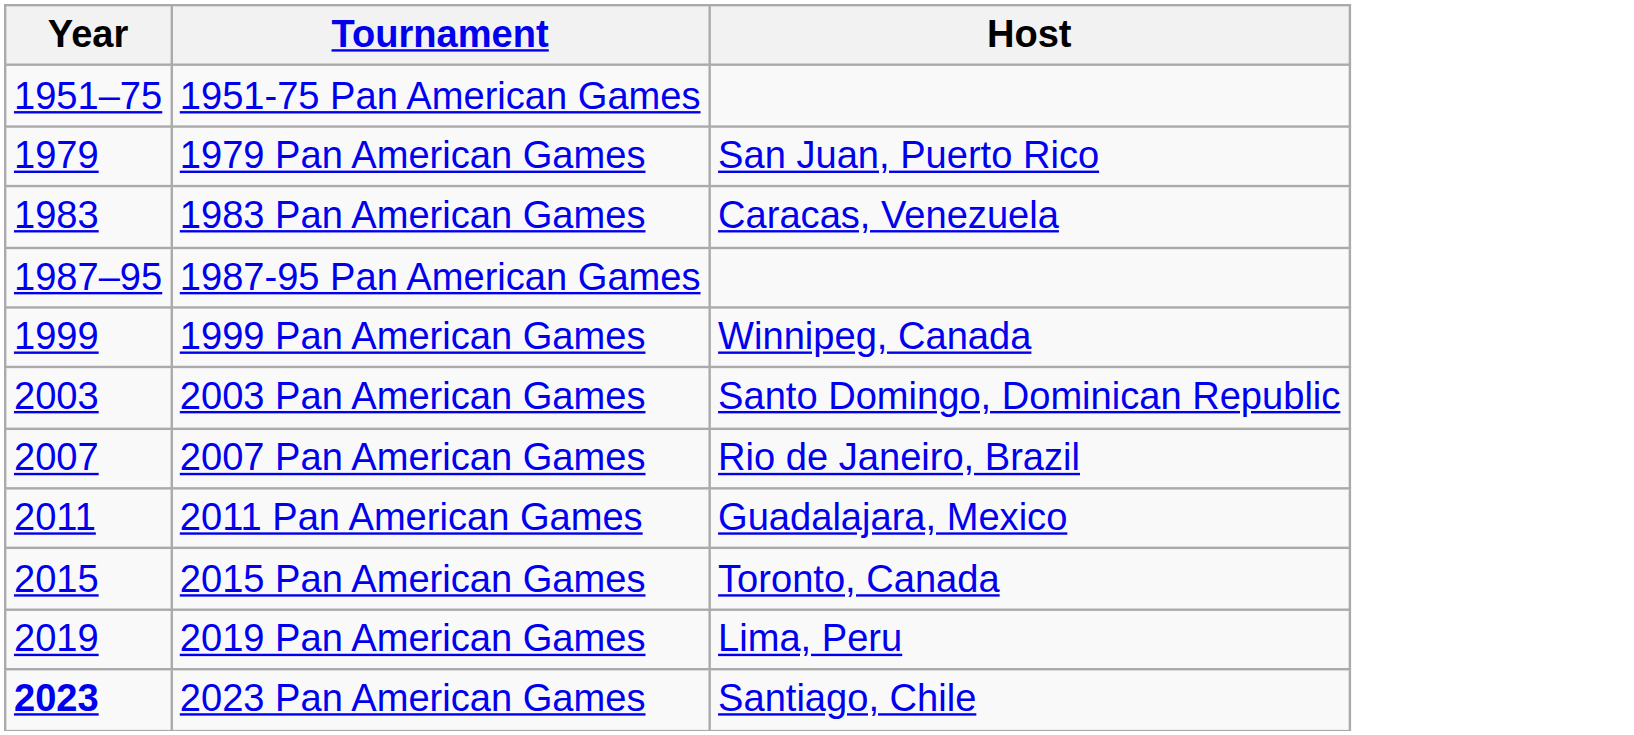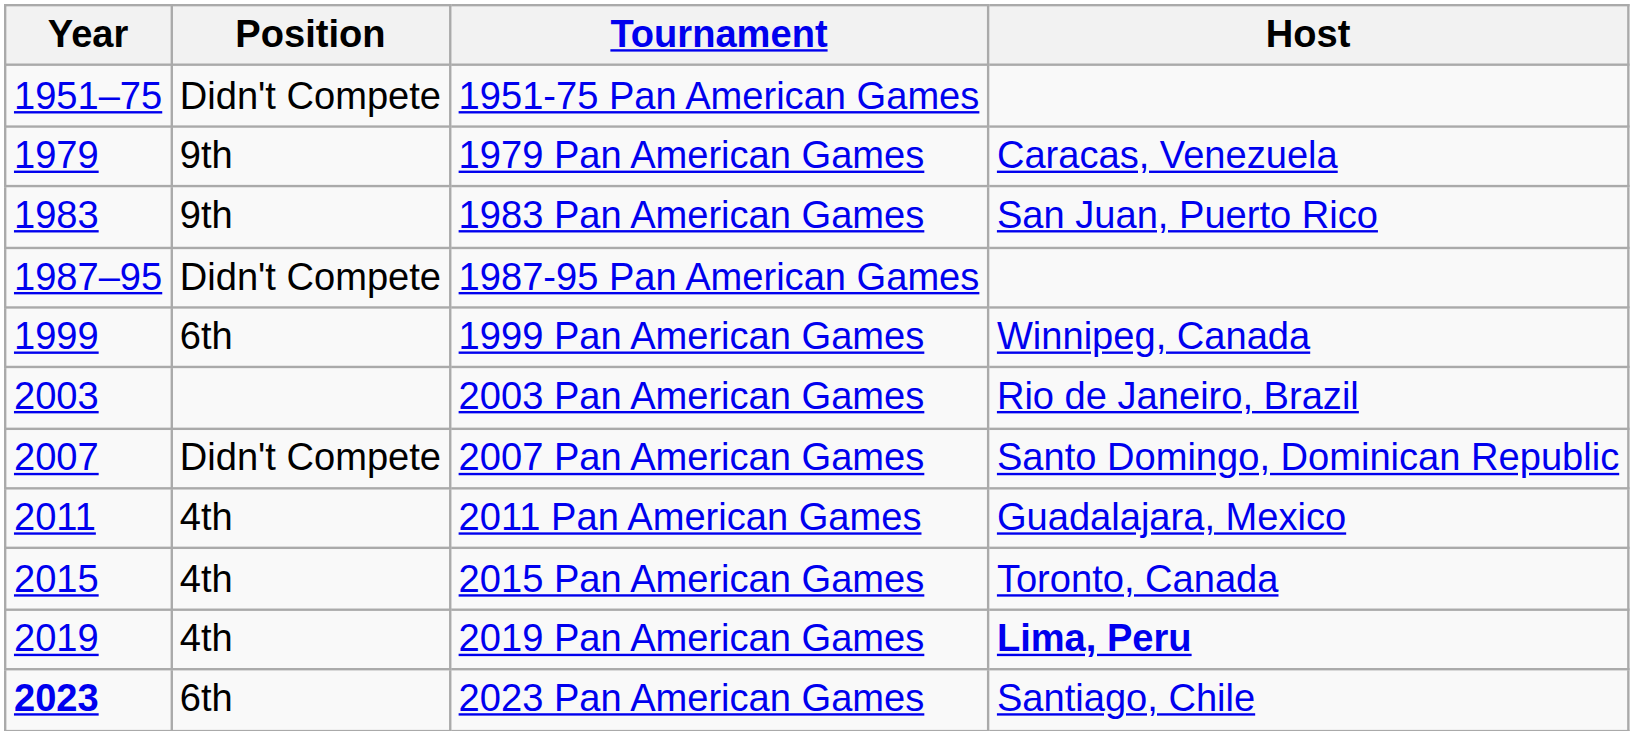+ column: (310, 34)
(909, 155) San Juan, Puerto Rico -> (1167, 155) Caracas, Venezuela
(888, 215) Caracas, Venezuela -> (1187, 215) San Juan, Puerto Rico
(1029, 397) Santo Domingo, Dominican Republic -> (1178, 397) Rio de Janeiro, Brazil
(899, 457) Rio de Janeiro, Brazil -> (1308, 457) Santo Domingo, Dominican Republic
(810, 638) normal -> (1094, 638) bold
